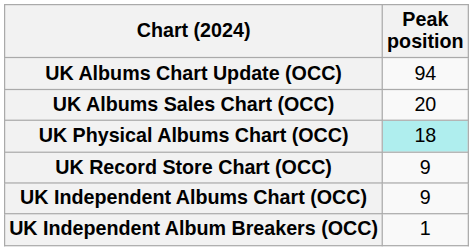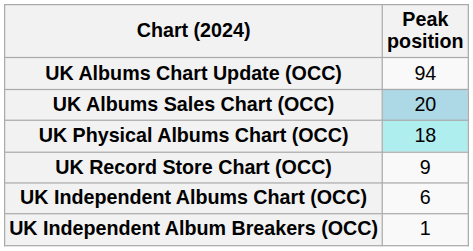(425, 104) no background -> (425, 104) lightblue background
(425, 198) 9 -> (425, 198) 6
